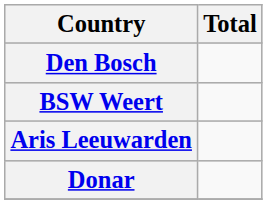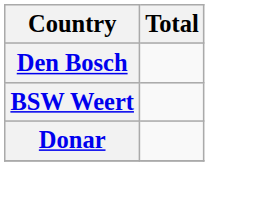- row: (101, 140)
